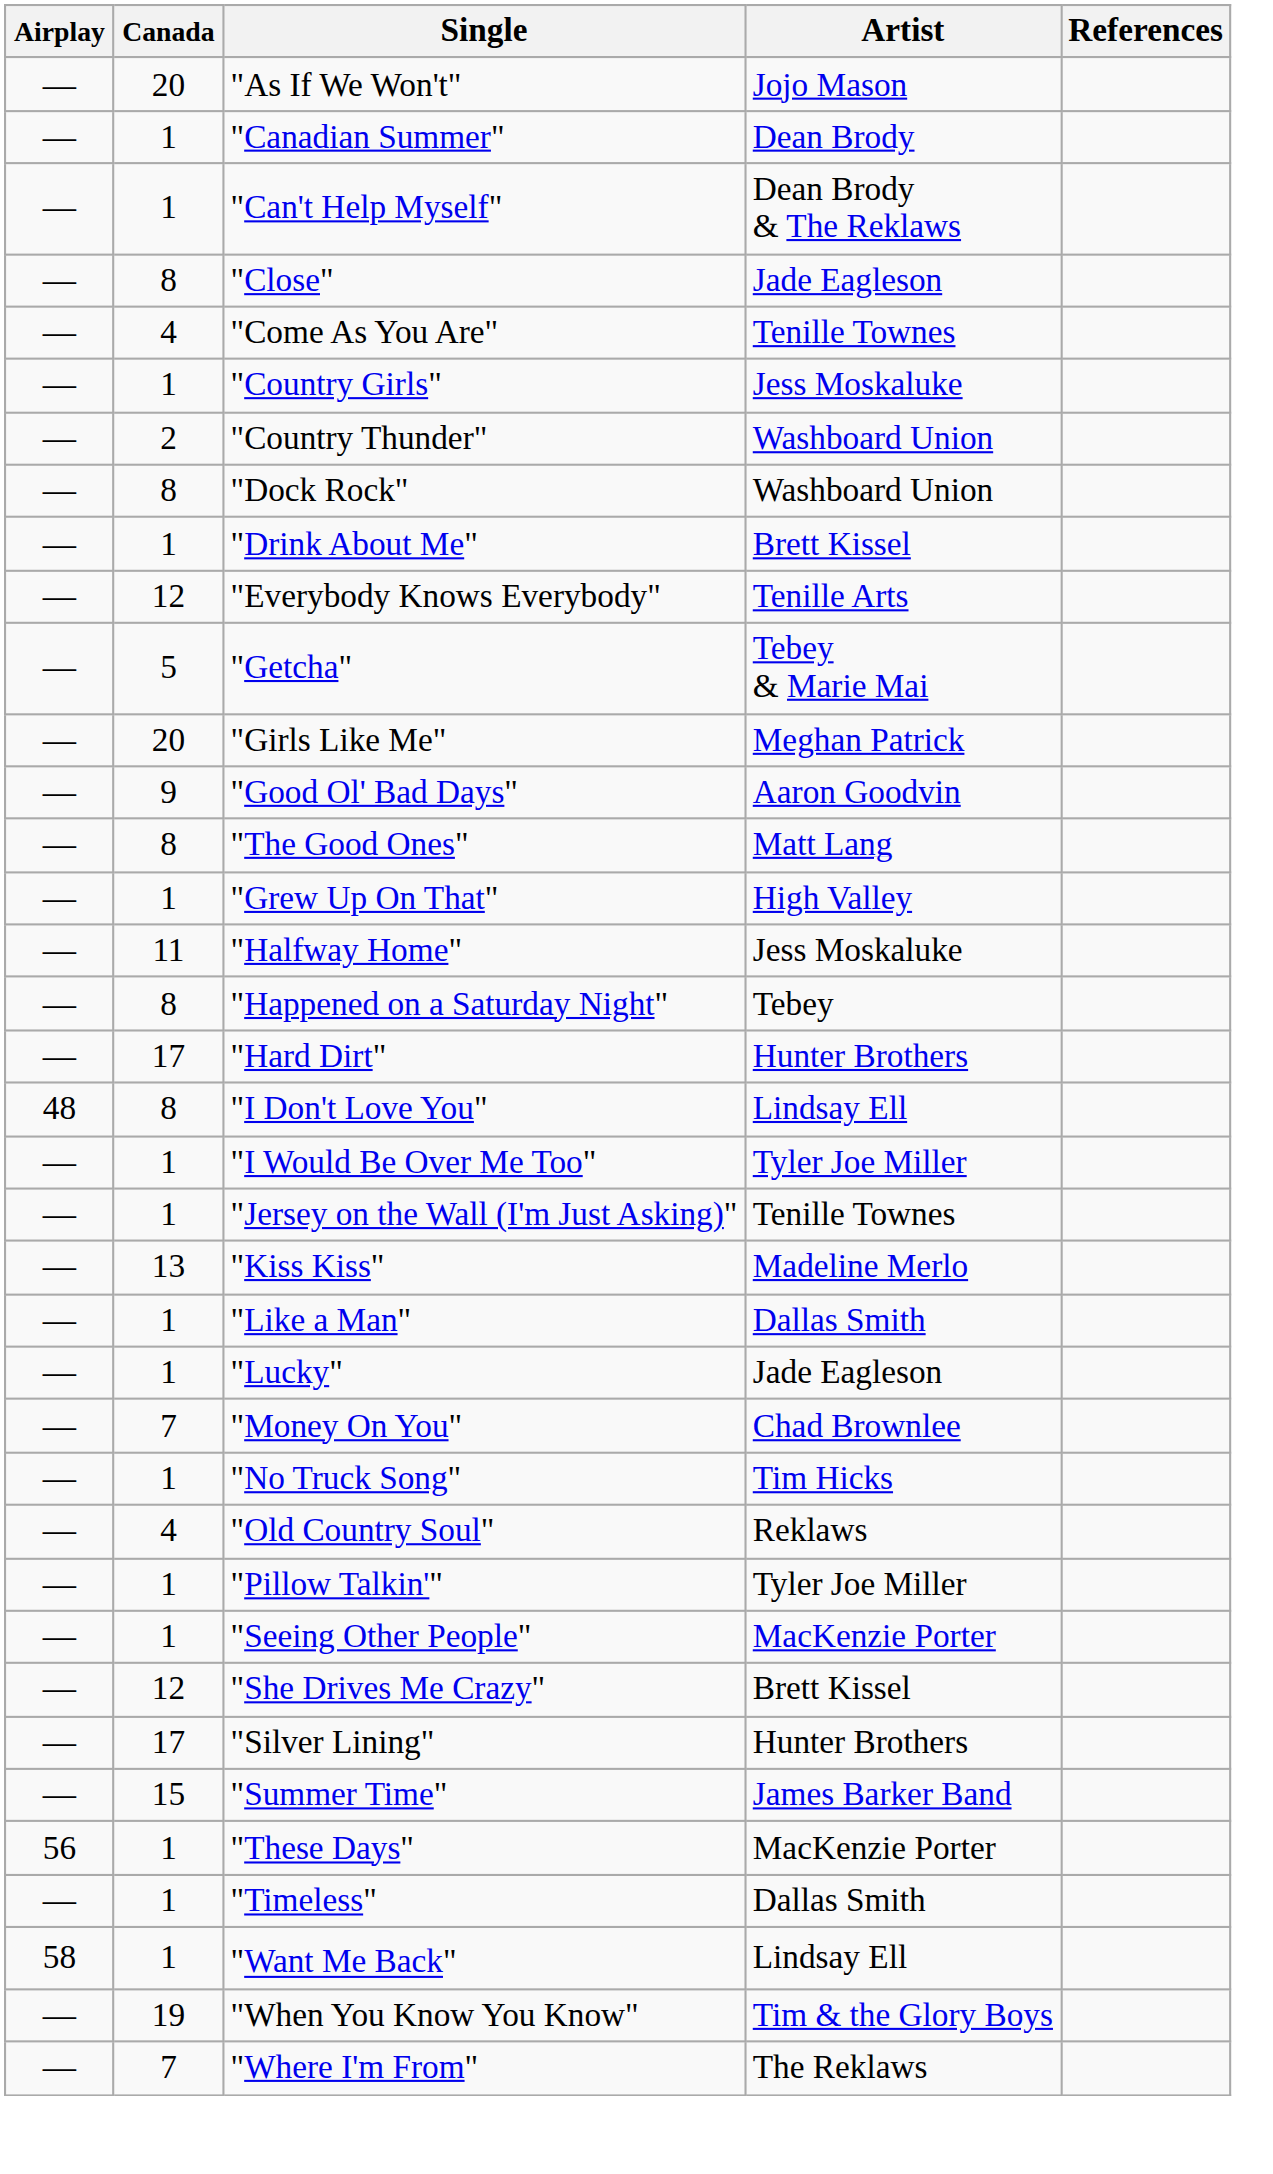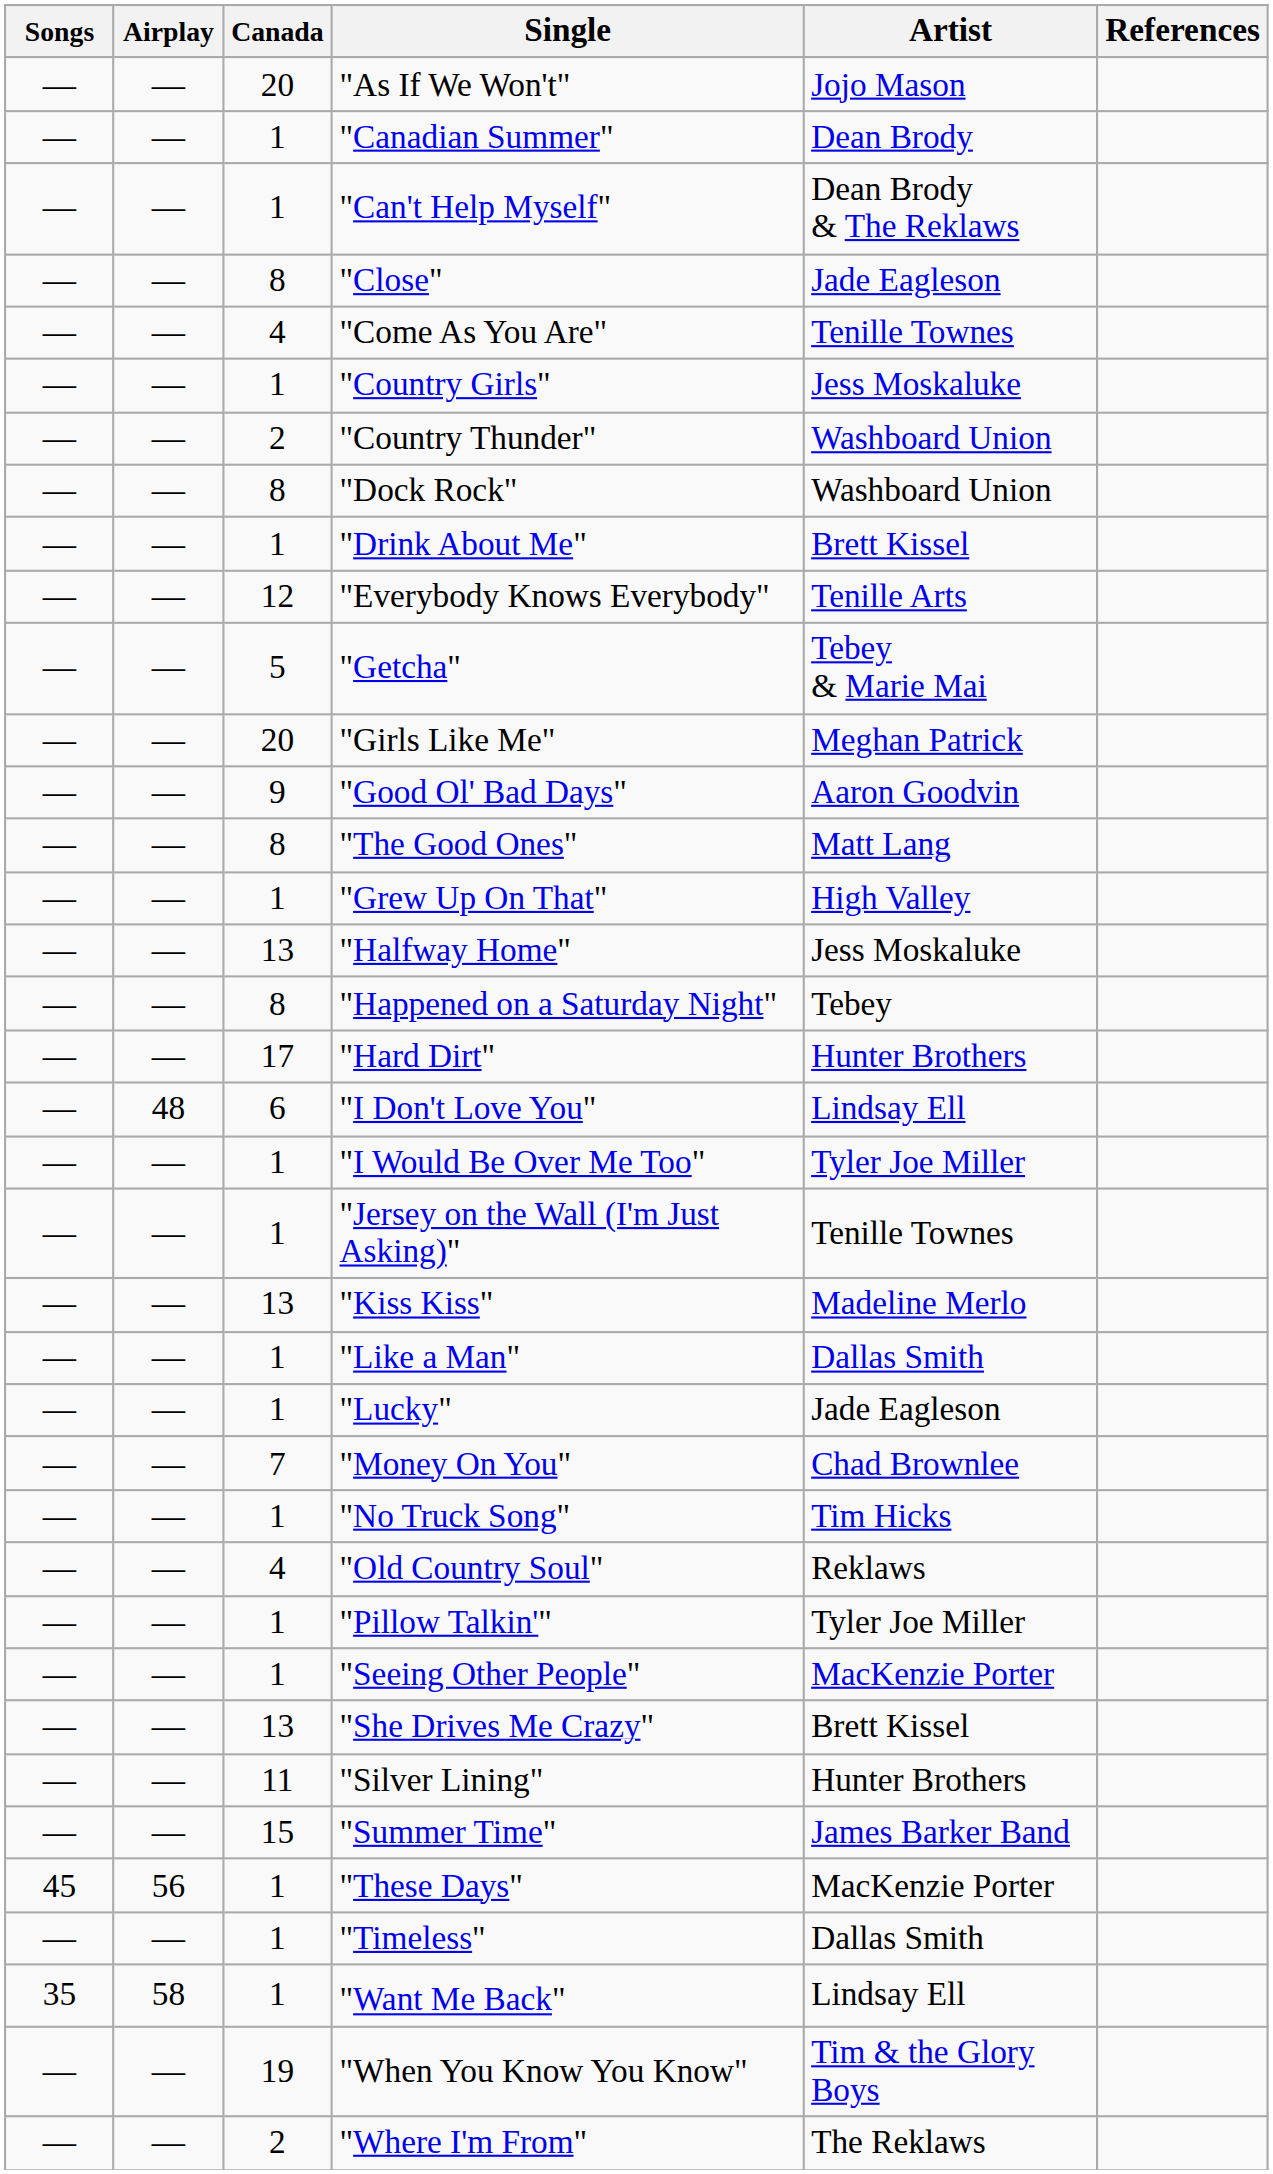+ column: (60, 32)
(168, 950) 11 -> (277, 950) 13
(168, 1108) 8 -> (277, 1108) 6
(168, 1689) 12 -> (277, 1726) 13
(168, 1741) 17 -> (277, 1779) 11
(168, 2067) 7 -> (277, 2142) 2
